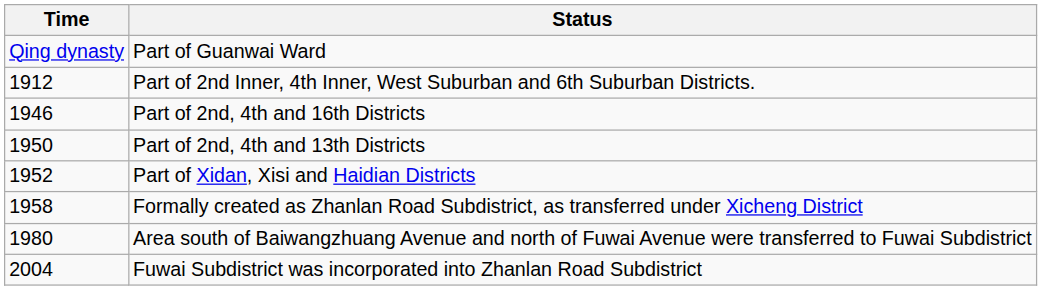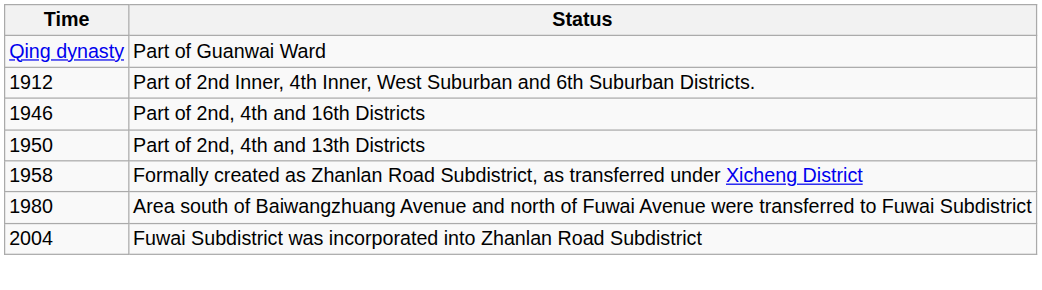- row: (304, 176)
